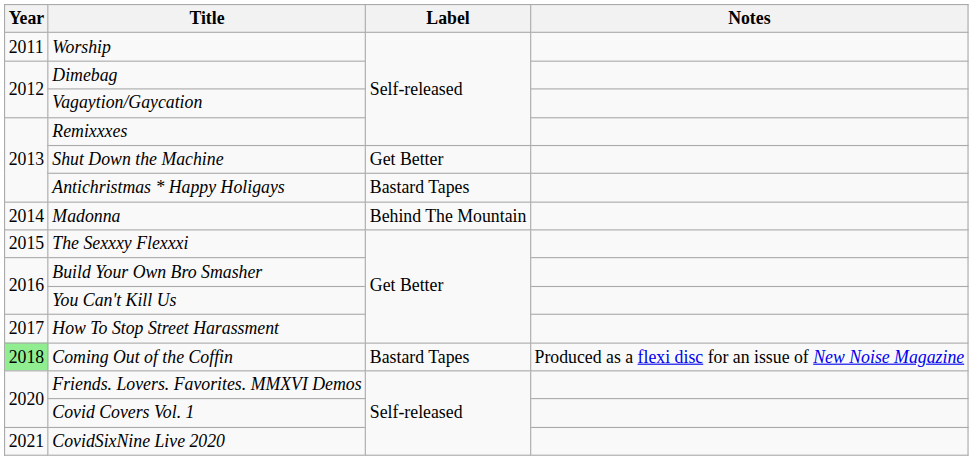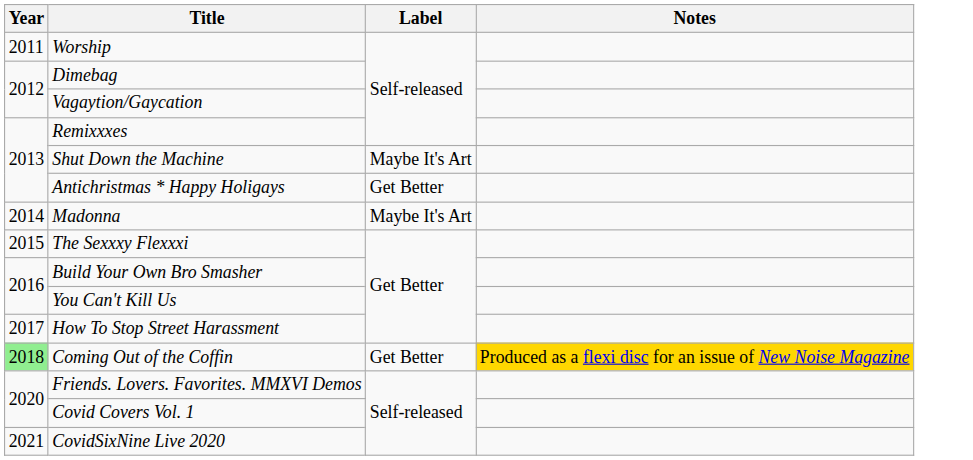(407, 159) Get Better -> (421, 159) Maybe It's Art
(420, 187) Bastard Tapes -> (407, 187) Get Better
(448, 215) Behind The Mountain -> (421, 215) Maybe It's Art
(420, 356) Bastard Tapes -> (407, 356) Get Better
(749, 356) no background -> (695, 356) gold background
